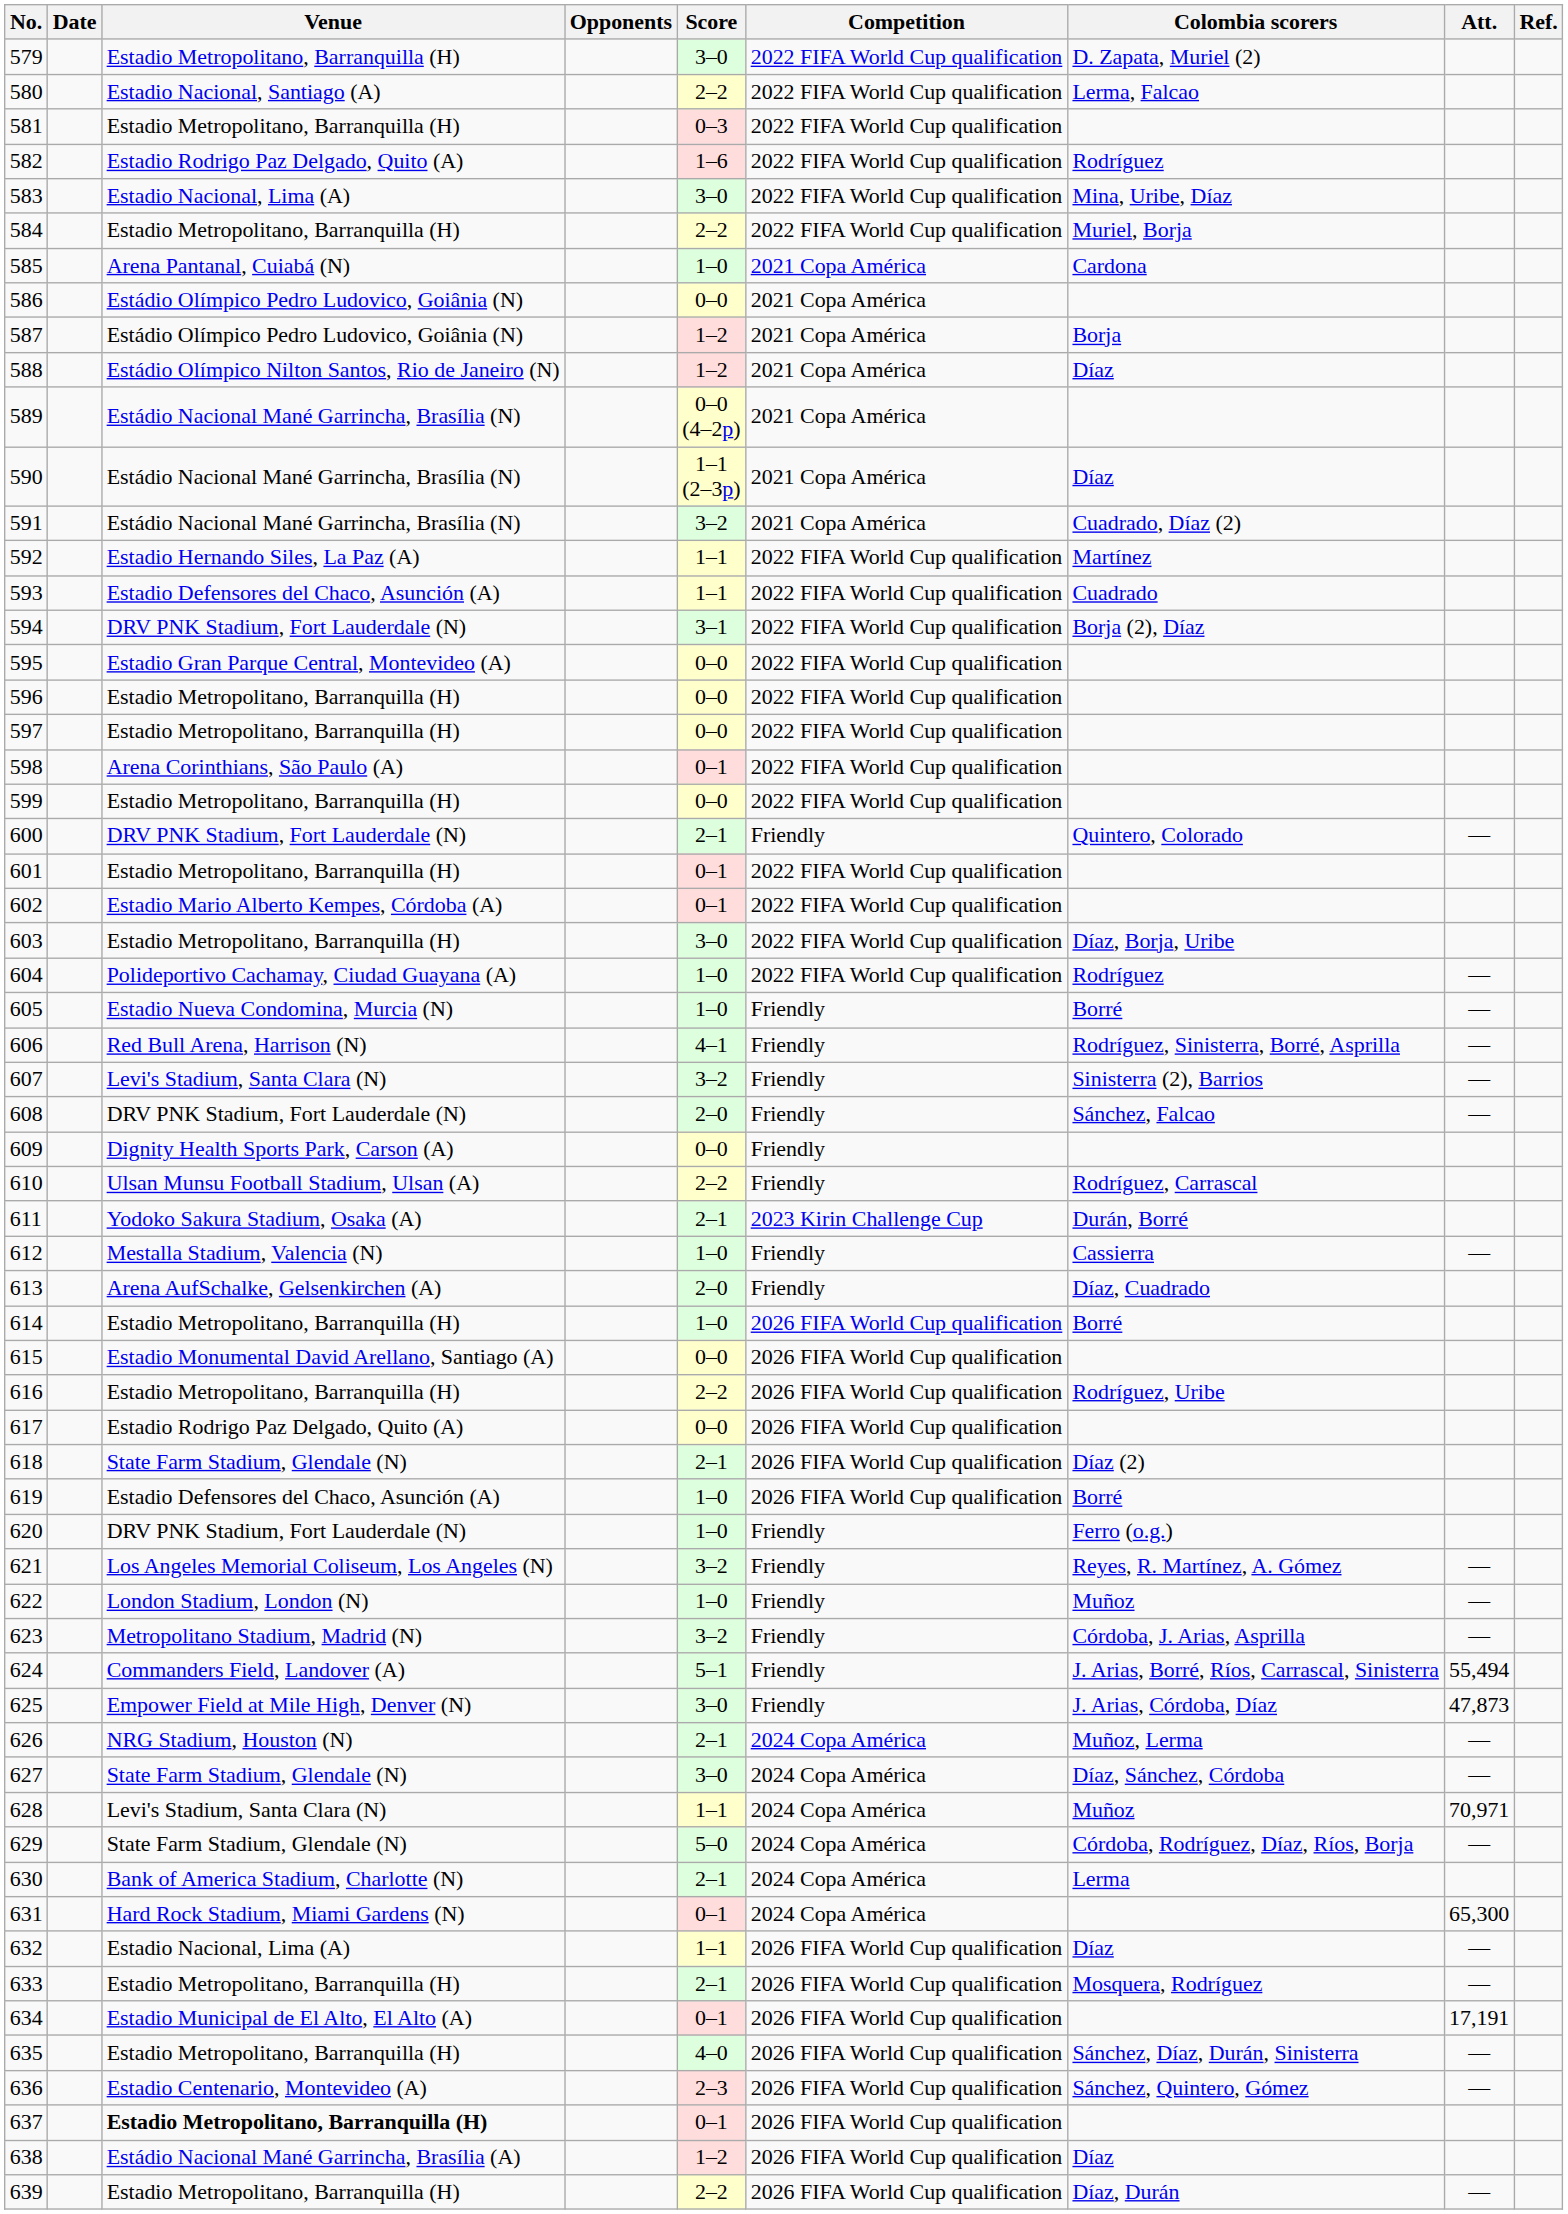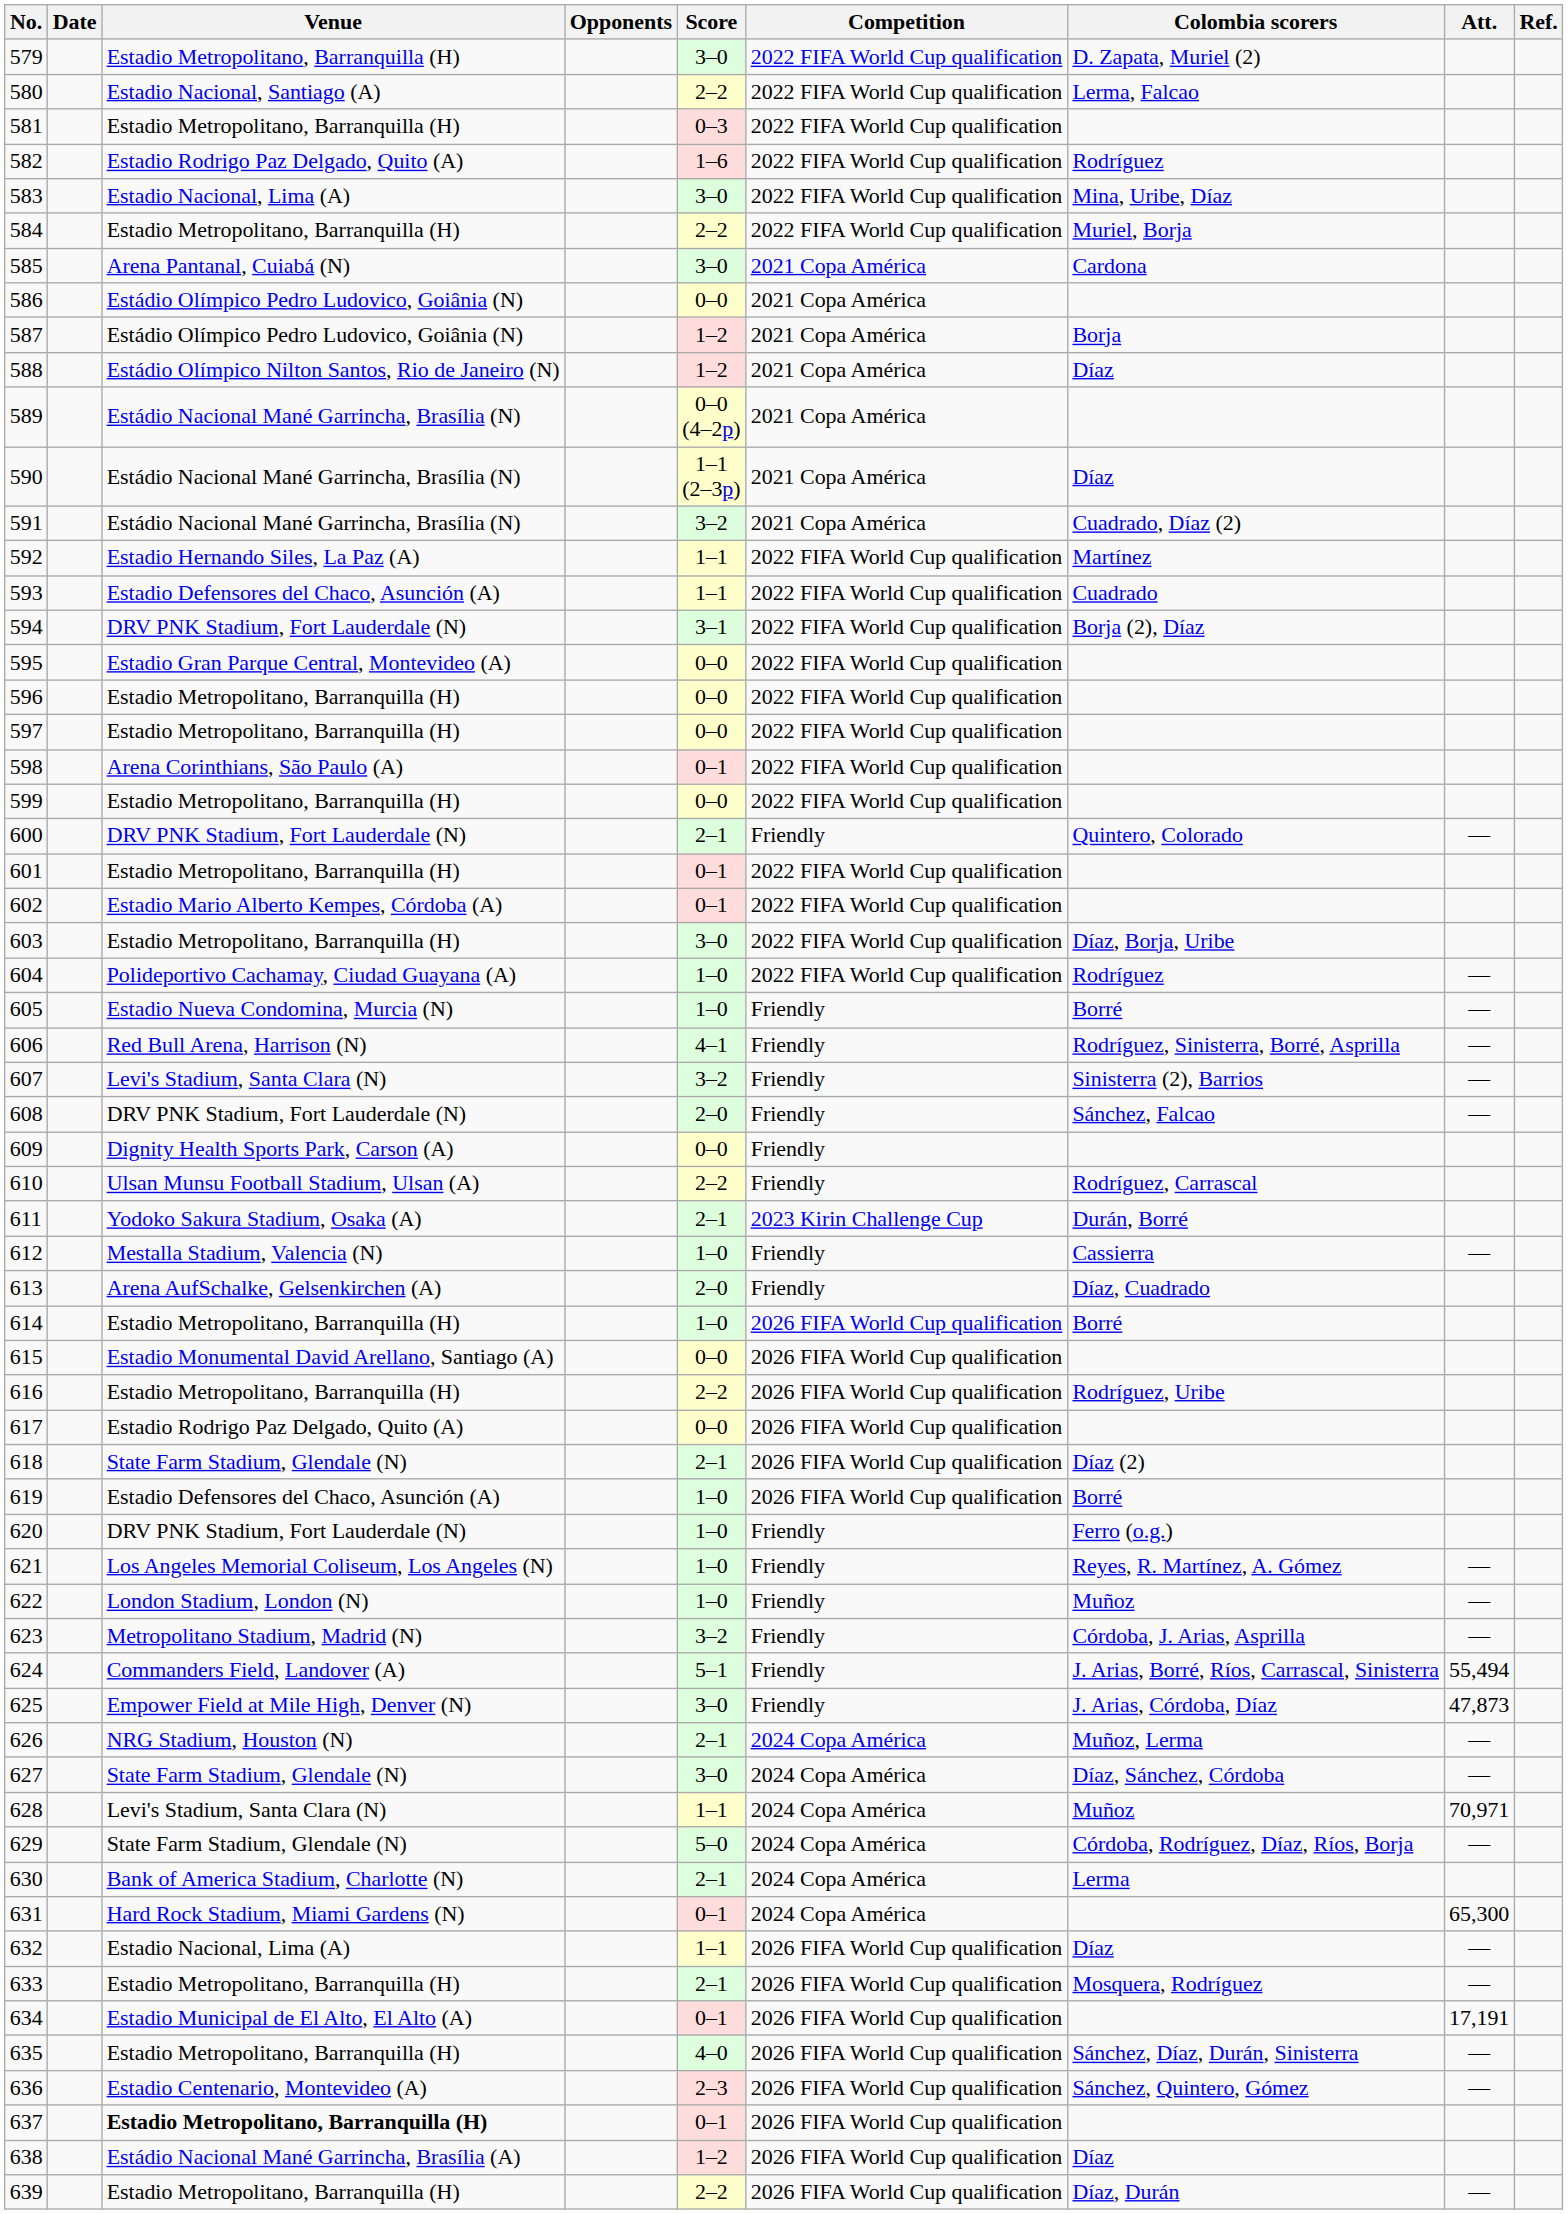(711, 265) 1–0 -> (711, 265) 3–0
(711, 1566) 3–2 -> (711, 1566) 1–0
